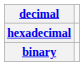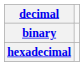rows swapped: (39, 33) <-> (39, 52)
